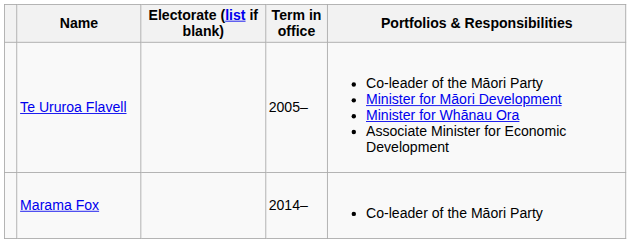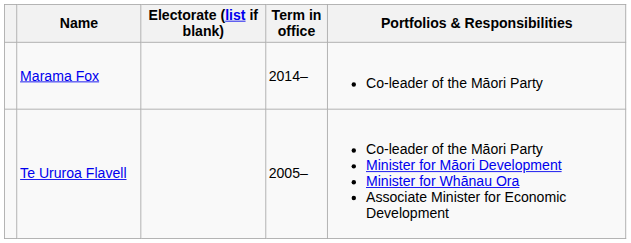rows swapped: (60, 205) <-> (73, 107)
